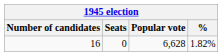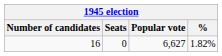(174, 43) 6,628 -> (174, 43) 6,627
